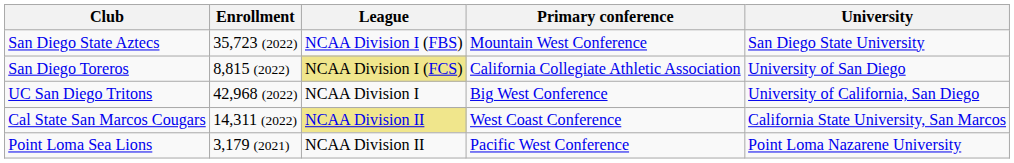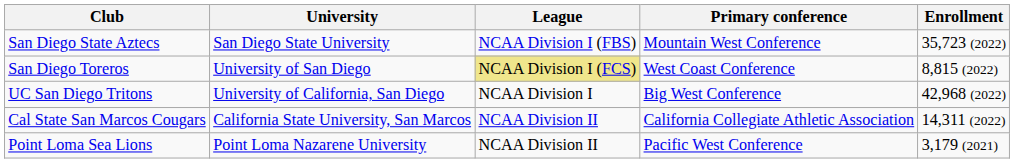columns swapped: (877, 17) <-> (255, 17)
(605, 68) California Collegiate Athletic Association -> (719, 68) West Coast Conference
(365, 119) khaki background -> (538, 119) no background
(546, 119) West Coast Conference -> (779, 119) California Collegiate Athletic Association
